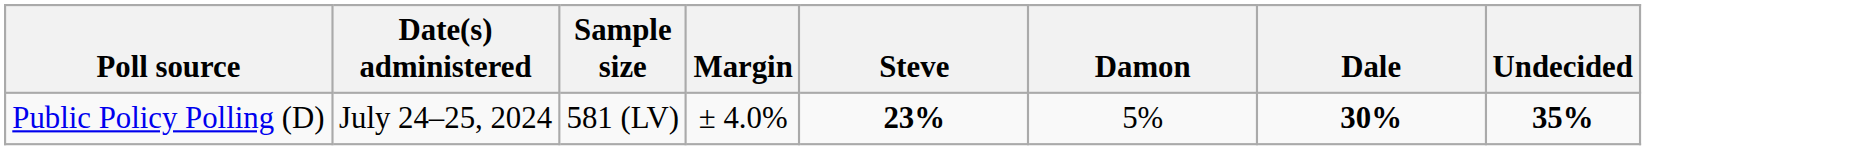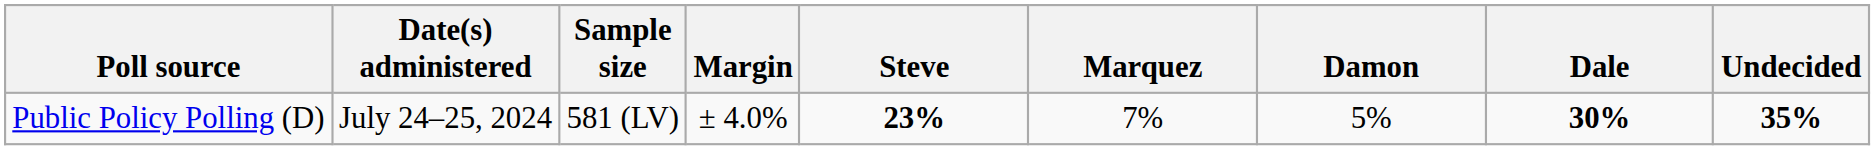+ column: (1143, 66)
